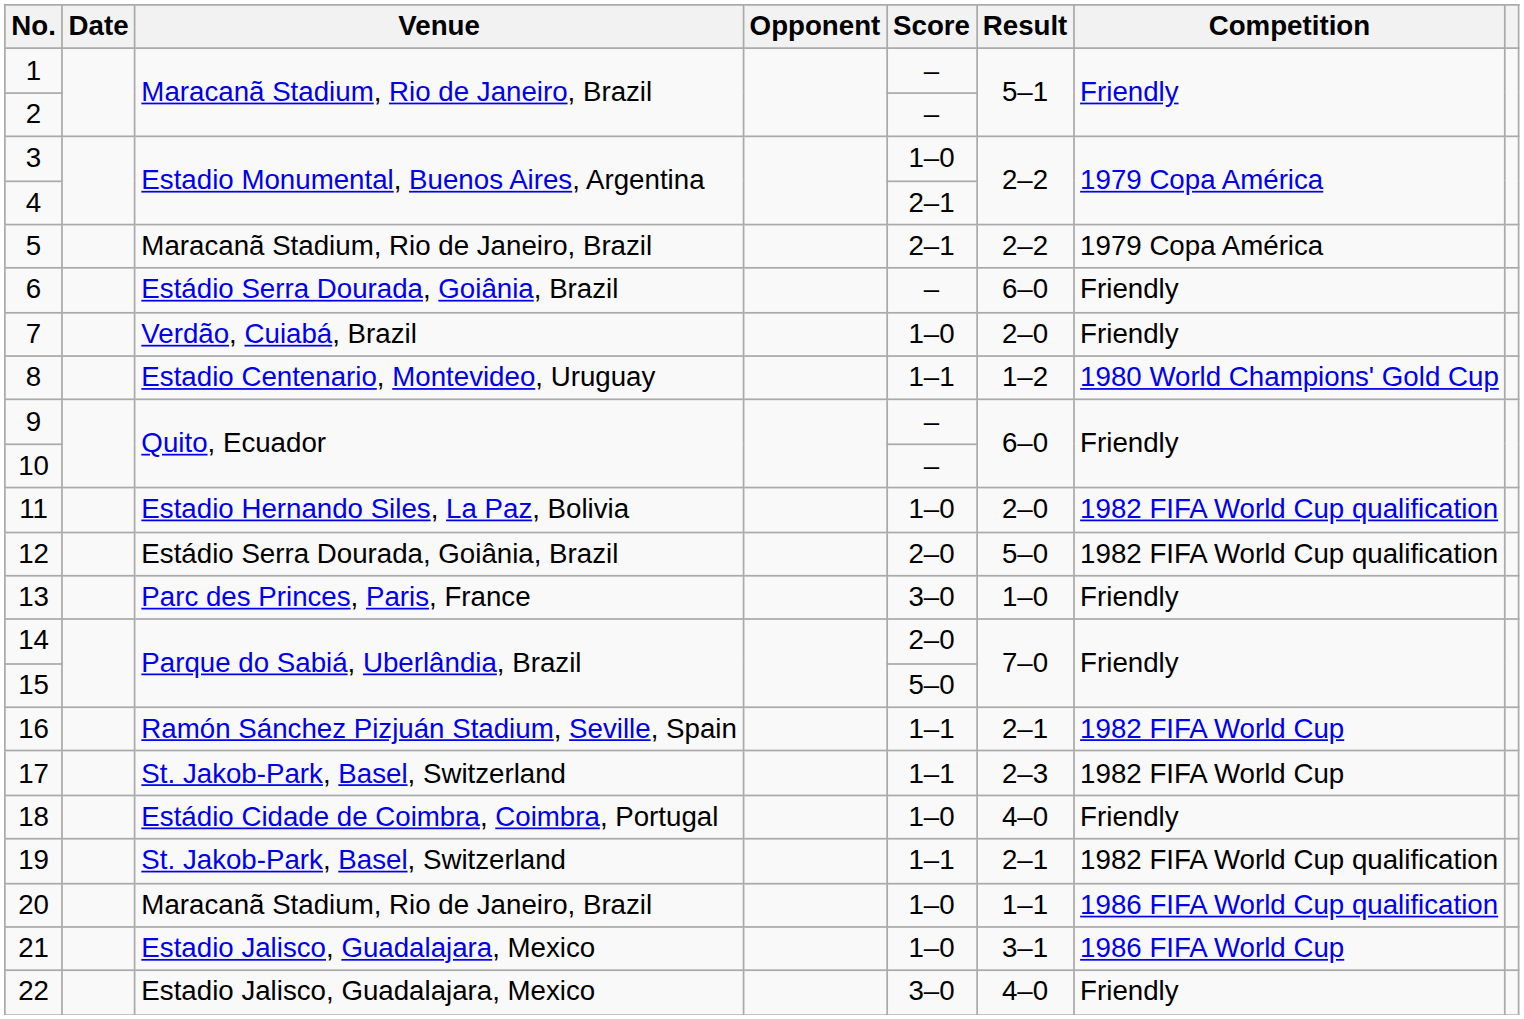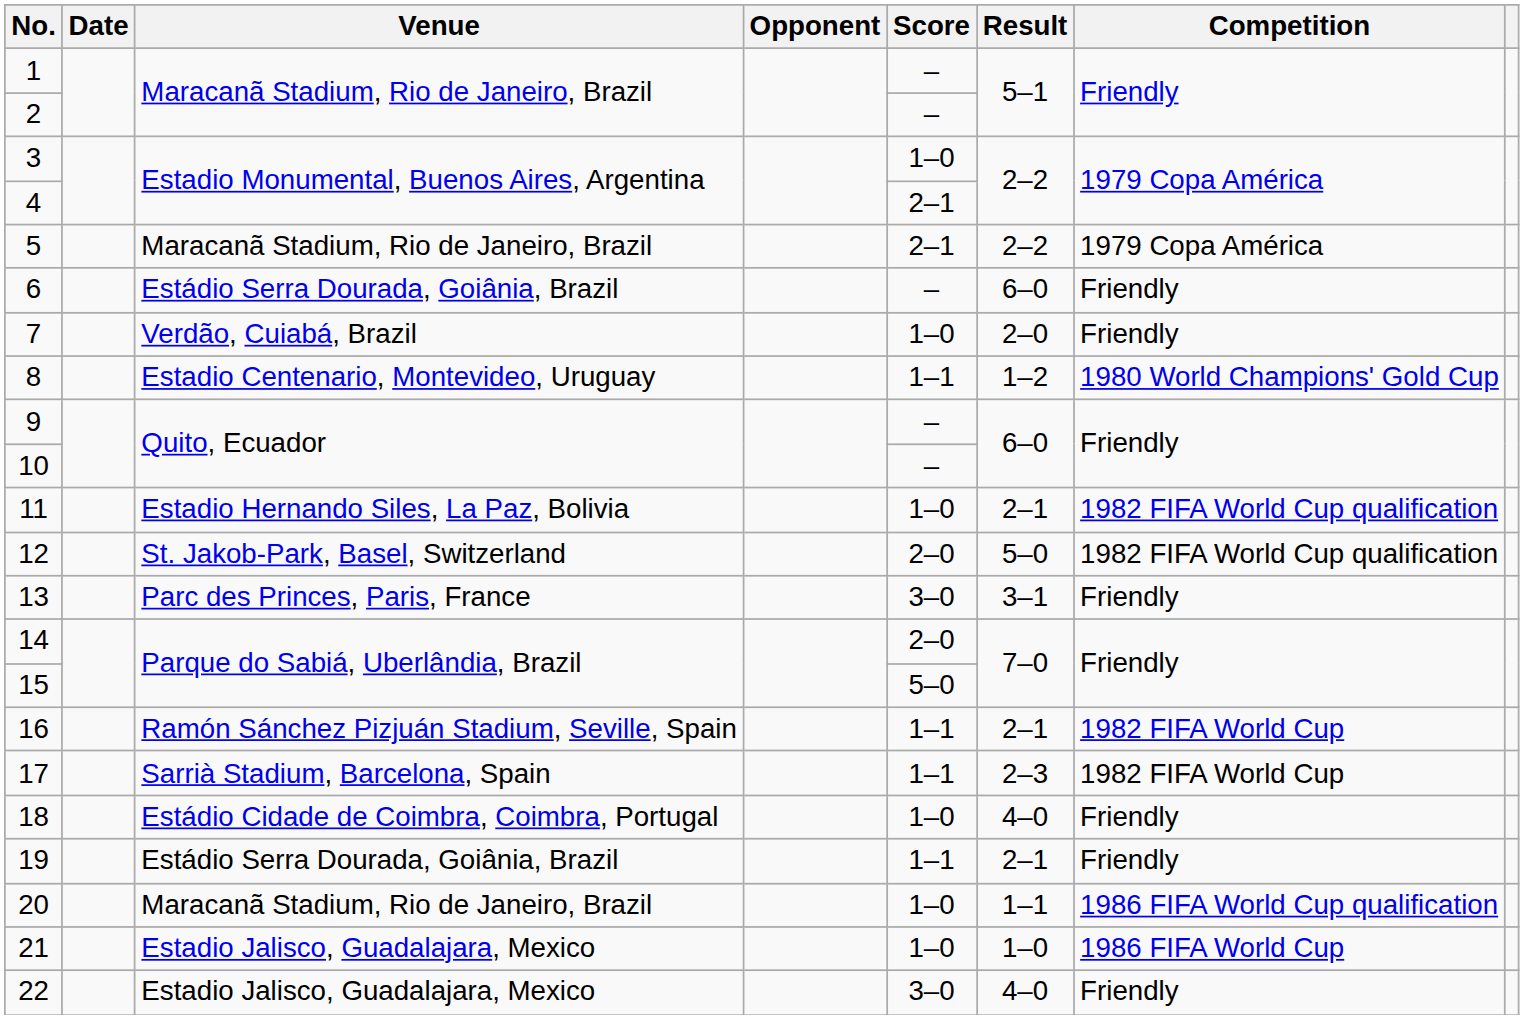(1025, 509) 2–0 -> (1025, 509) 2–1
(380, 553) Estádio Serra Dourada, Goiânia, Brazil -> (354, 553) St. Jakob-Park, Basel, Switzerland
(1025, 597) 1–0 -> (1025, 597) 3–1
(354, 772) St. Jakob-Park, Basel, Switzerland -> (346, 772) Sarrià Stadium, Barcelona, Spain
(354, 860) St. Jakob-Park, Basel, Switzerland -> (380, 860) Estádio Serra Dourada, Goiânia, Brazil
(1289, 860) 1982 FIFA World Cup qualification -> (1129, 860) Friendly
(1025, 948) 3–1 -> (1025, 948) 1–0
